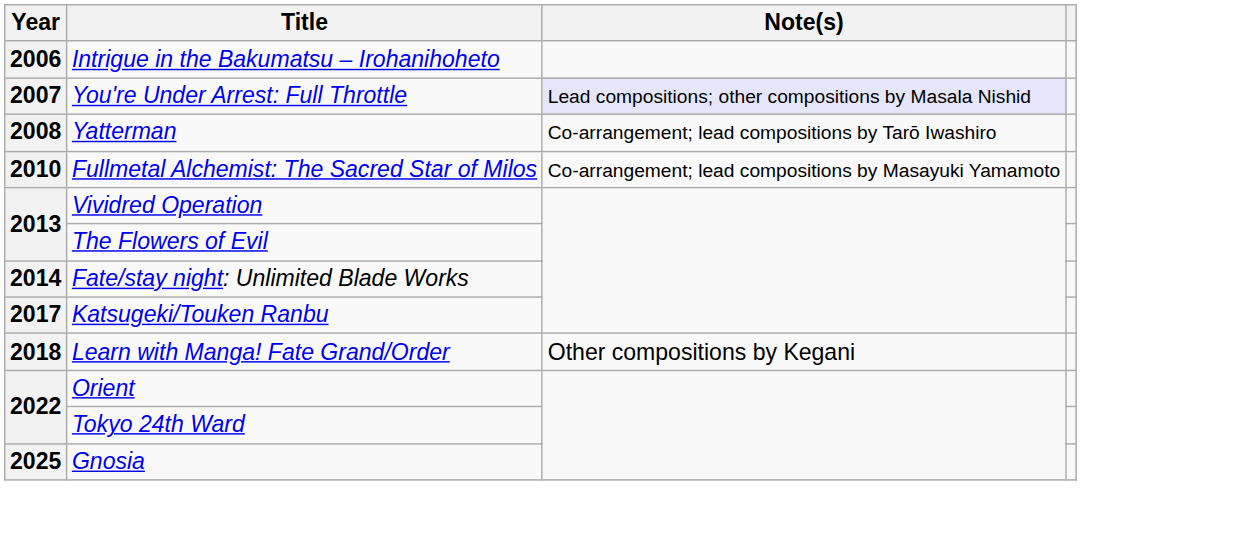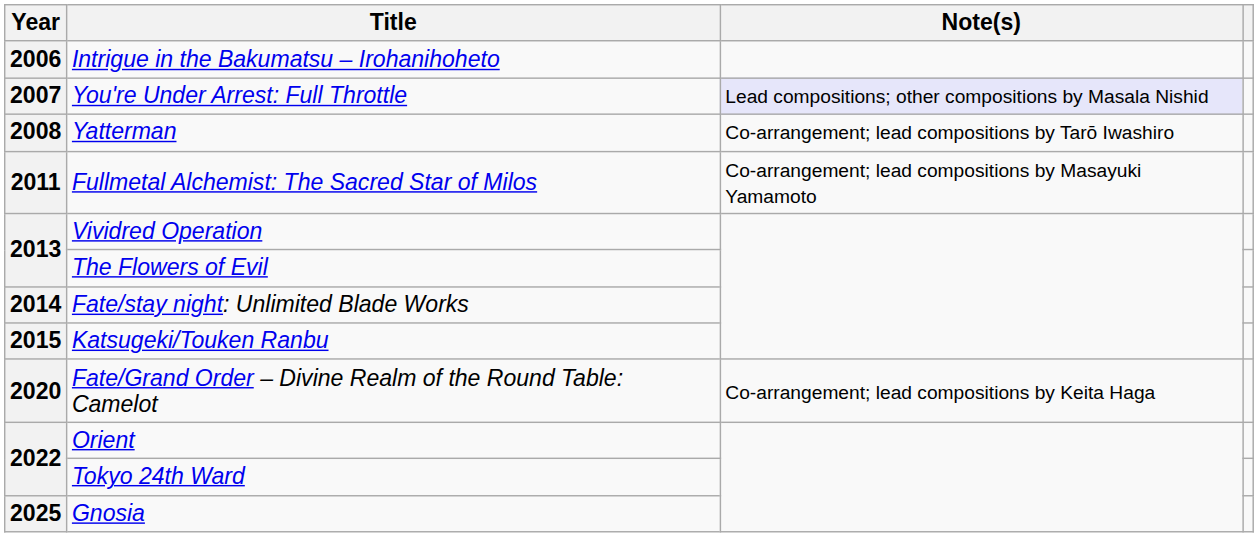(36, 168) 2010 -> (36, 181) 2011
(36, 315) 2017 -> (36, 341) 2015
- row: (261, 351)
+ row: (347, 390)
